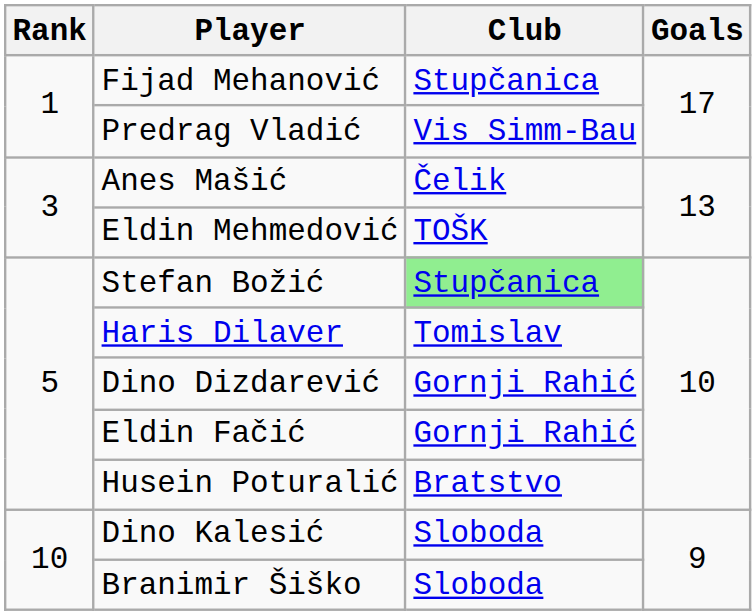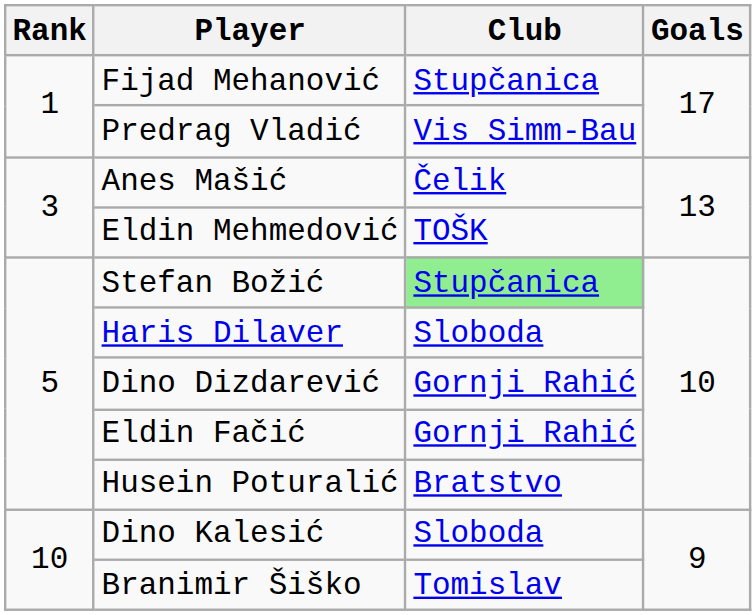(488, 333) Tomislav -> (478, 333) Sloboda
(478, 585) Sloboda -> (488, 585) Tomislav
